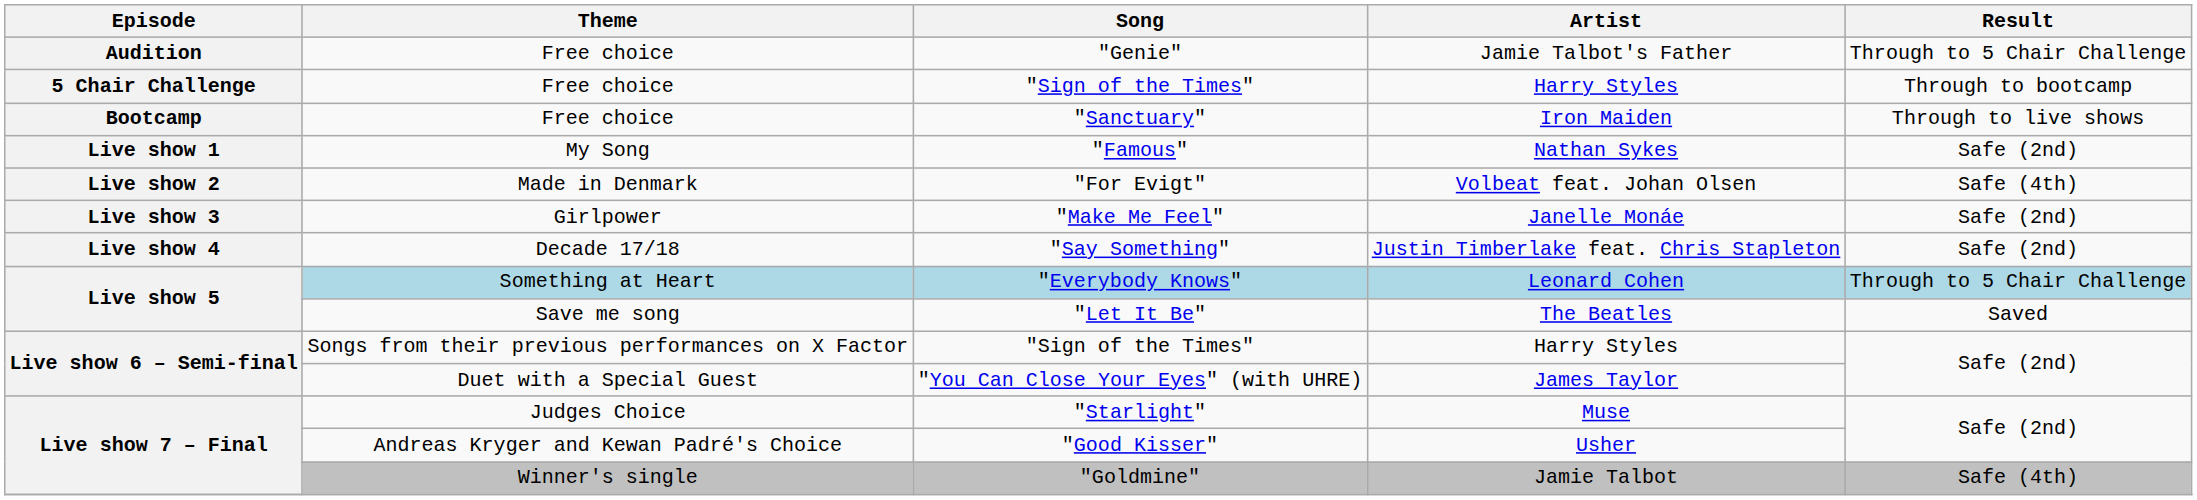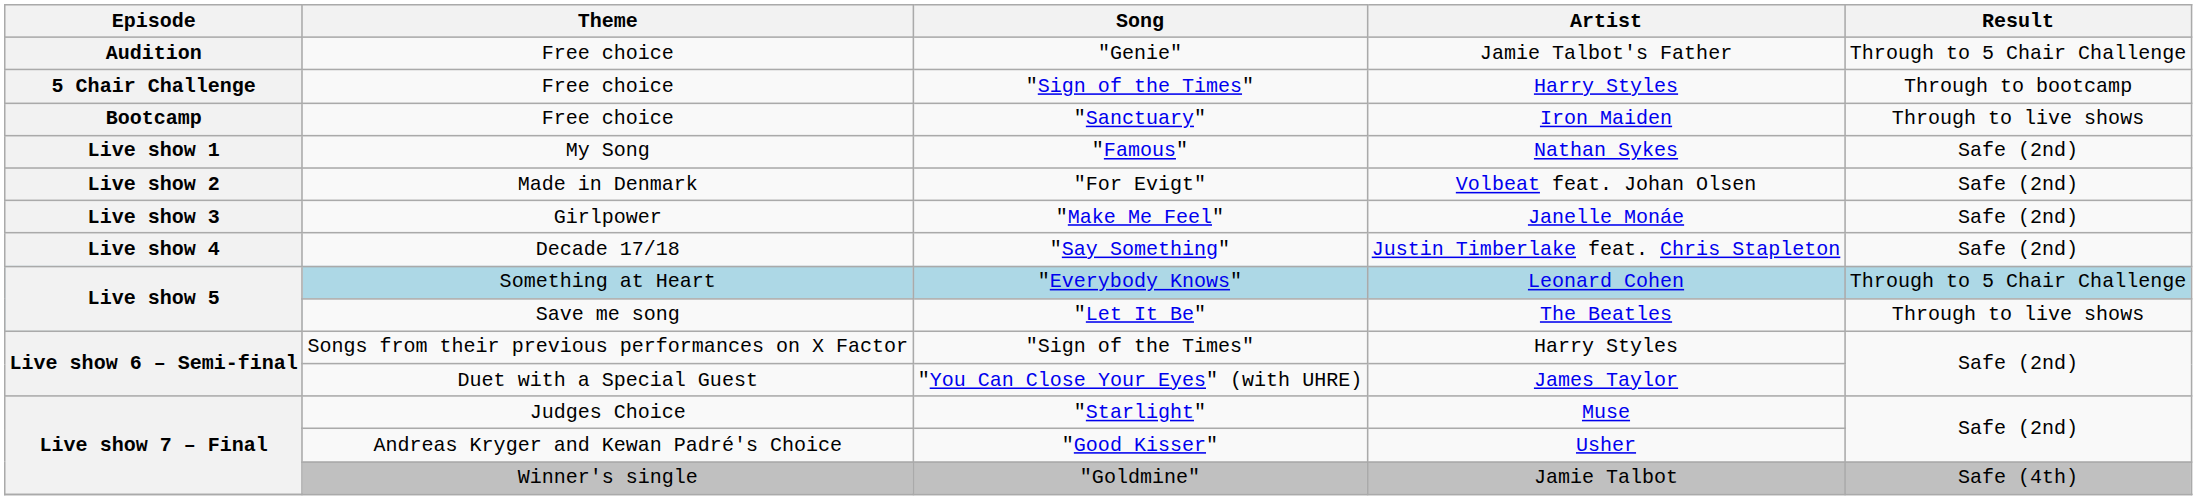(2018, 184) Safe (4th) -> (2018, 184) Safe (2nd)
(2018, 315) Saved -> (2018, 315) Through to live shows
